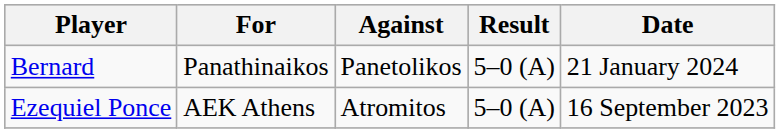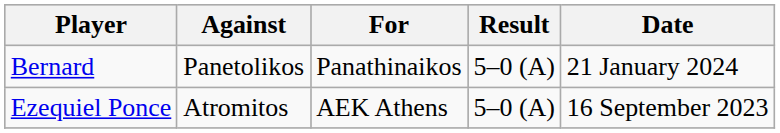columns swapped: (256, 25) <-> (401, 25)
